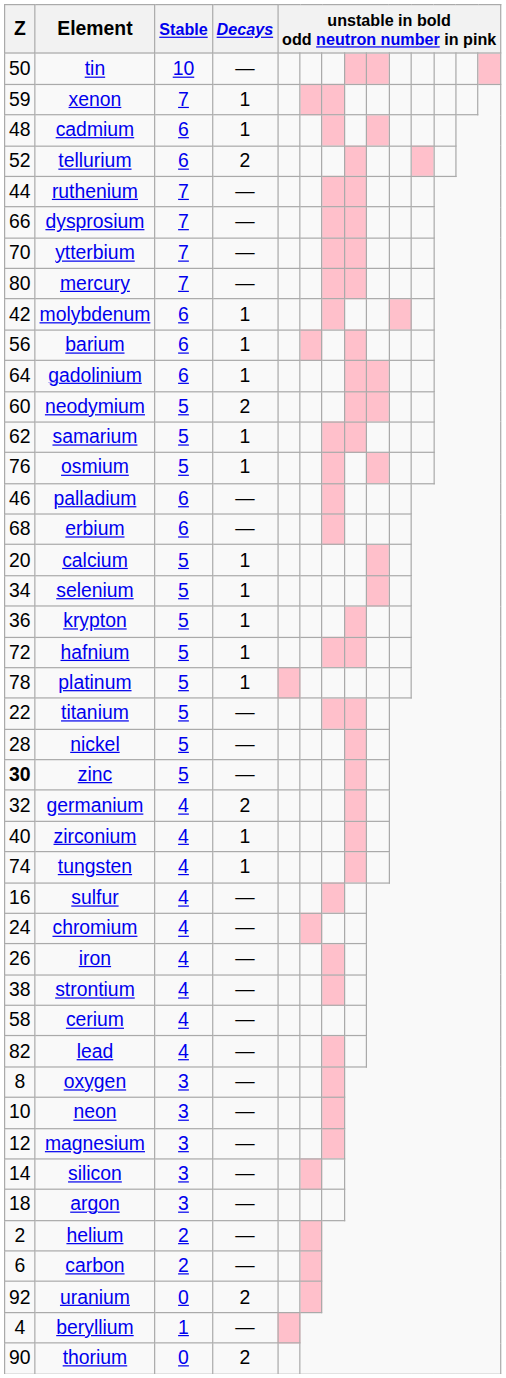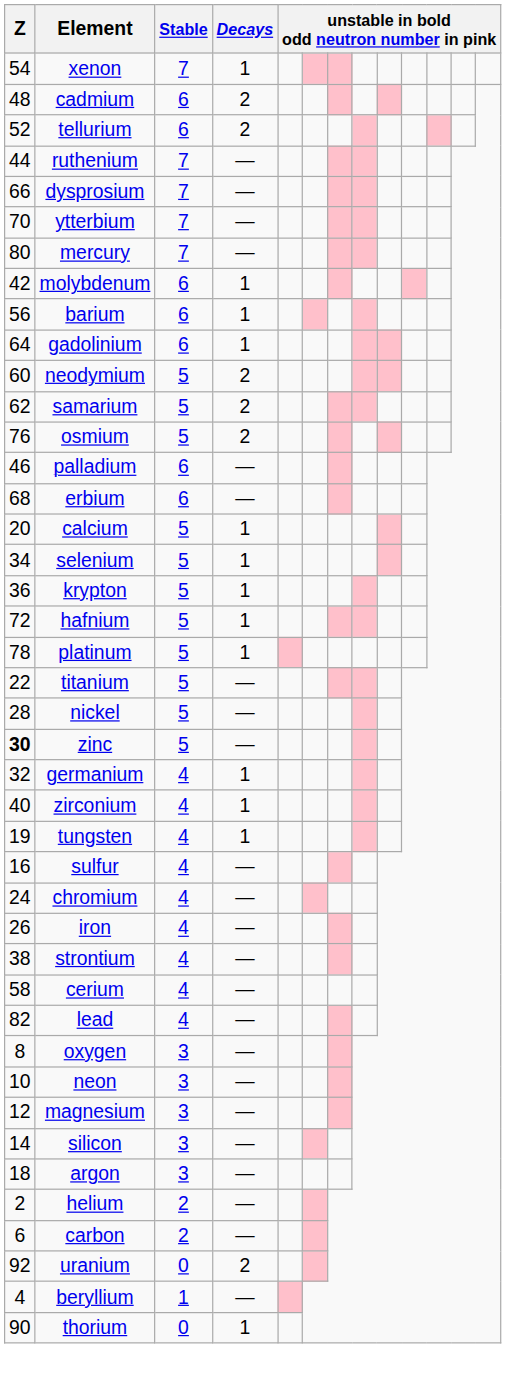- row: (95, 68)
(20, 99) 59 -> (20, 68) 54
(245, 130) 1 -> (245, 99) 2
(245, 437) 1 -> (245, 406) 2
(245, 467) 1 -> (245, 437) 2
(245, 805) 2 -> (245, 774) 1
(20, 867) 74 -> (20, 836) 19
(245, 1358) 2 -> (245, 1327) 1
